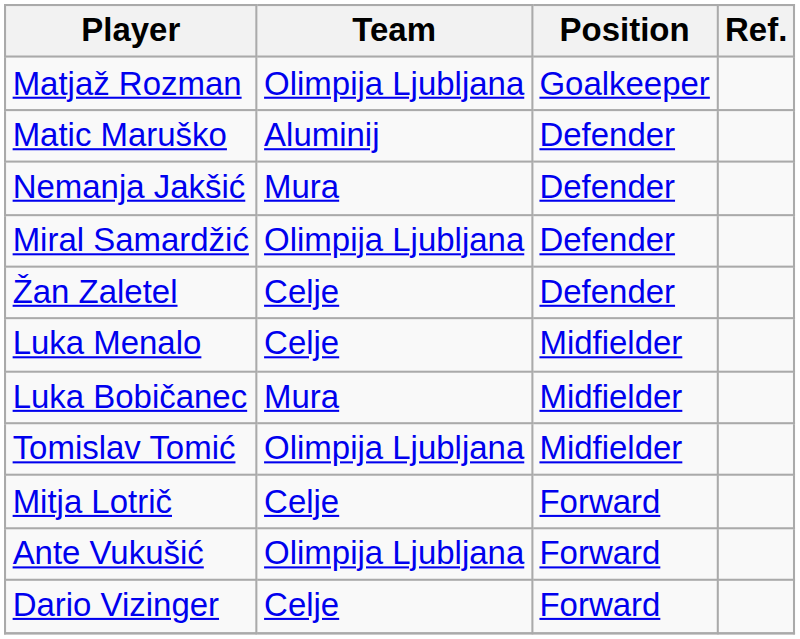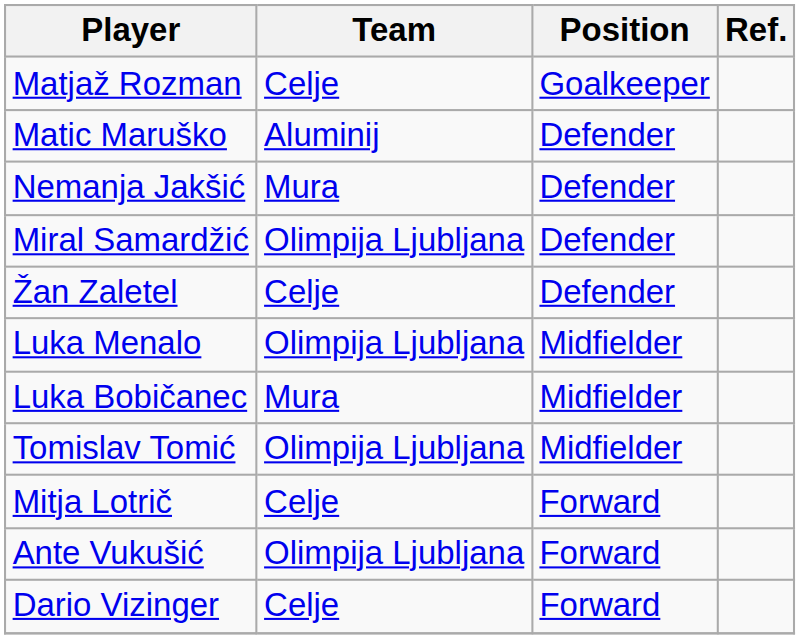(394, 82) Olimpija Ljubljana -> (302, 82) Celje
(302, 344) Celje -> (394, 344) Olimpija Ljubljana
